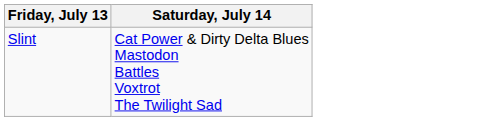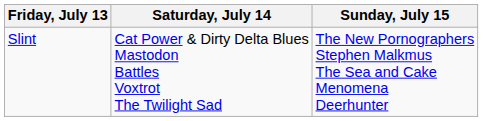+ column: (395, 16)
